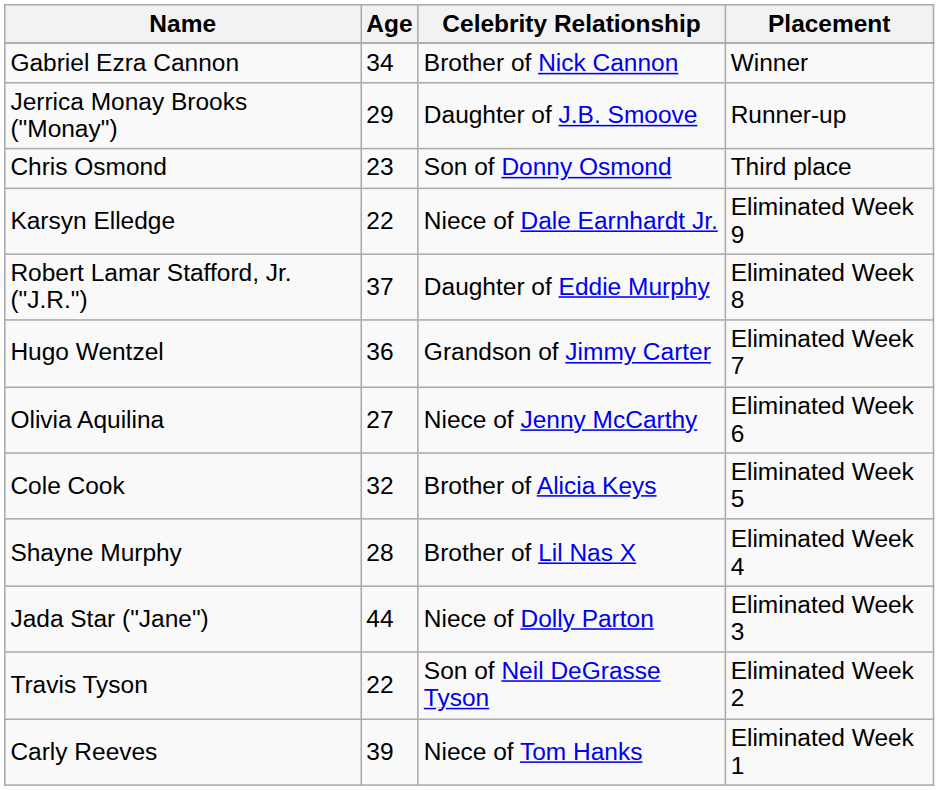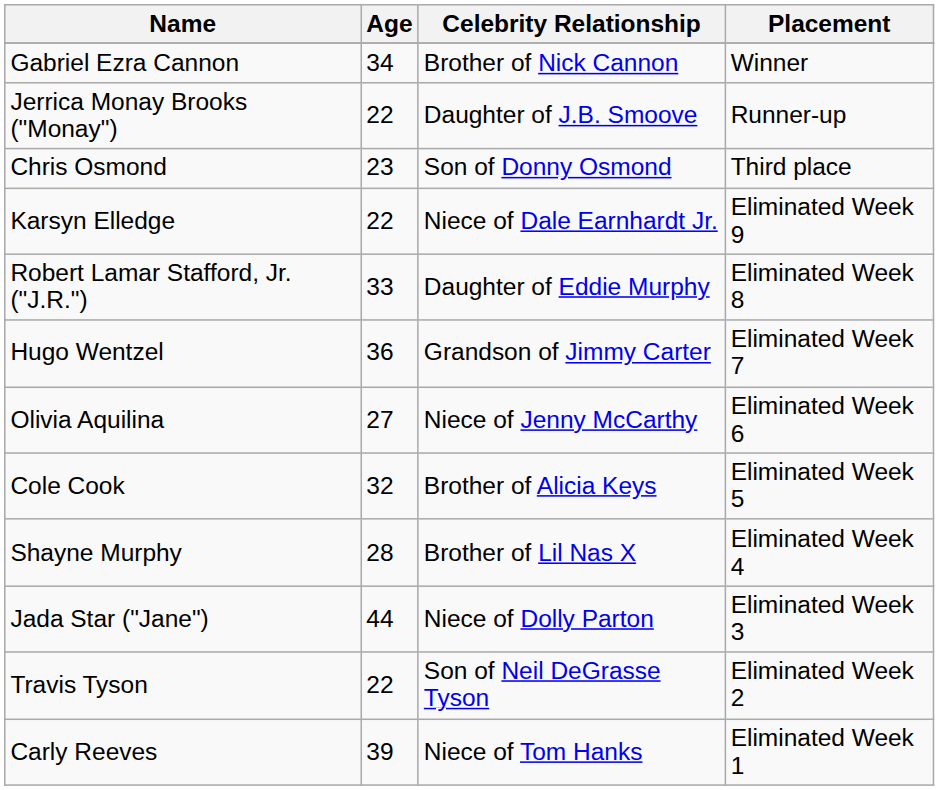(380, 115) 29 -> (380, 115) 22
(380, 286) 37 -> (380, 286) 33
